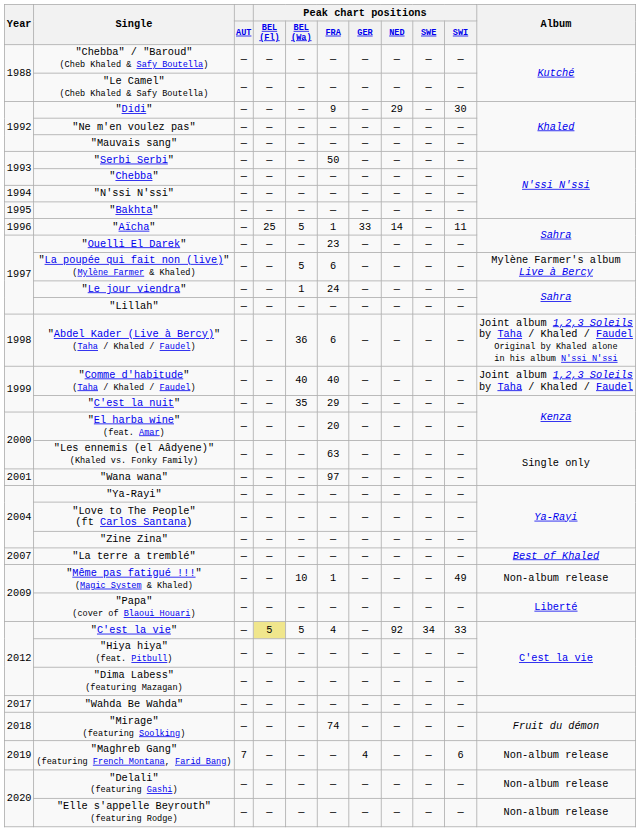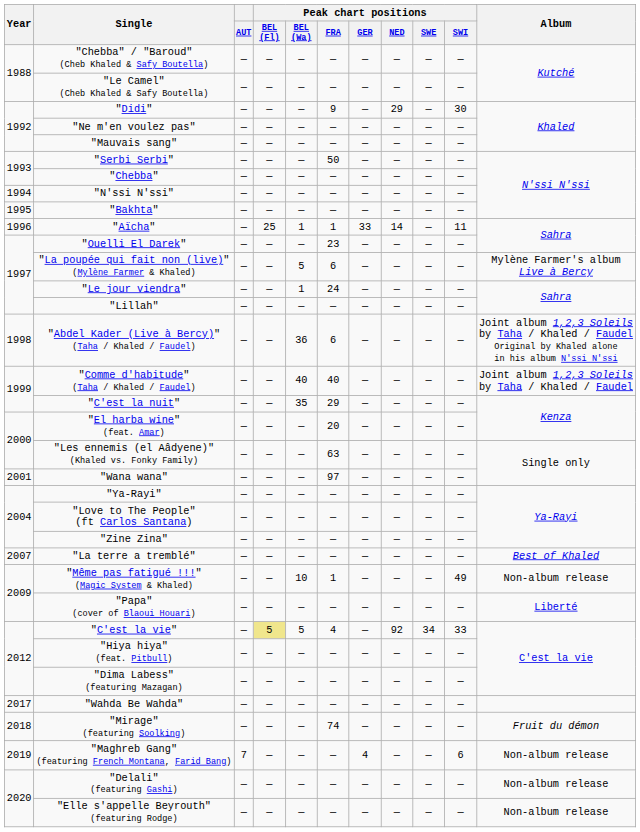(301, 227) 5 -> (301, 227) 1
